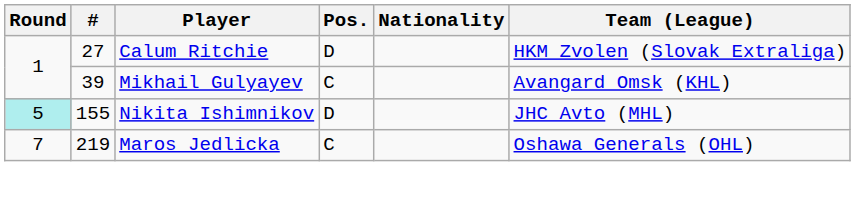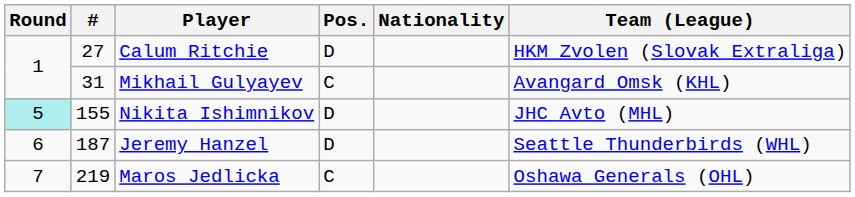(93, 83) 39 -> (93, 83) 31
+ row: (194, 145)
